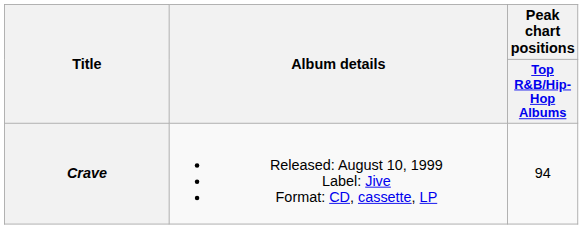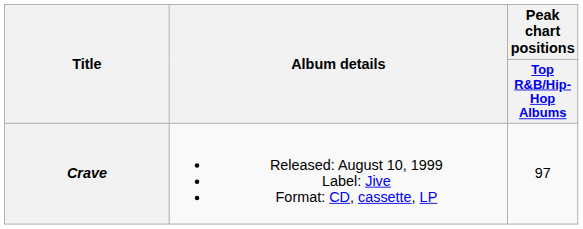(543, 173) 94 -> (543, 173) 97
